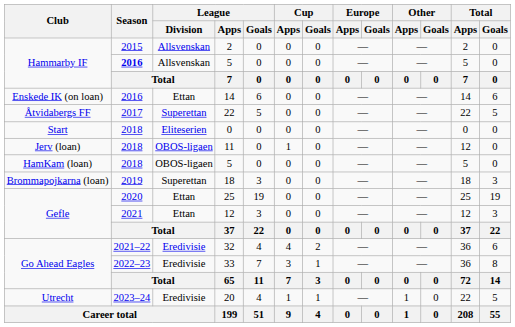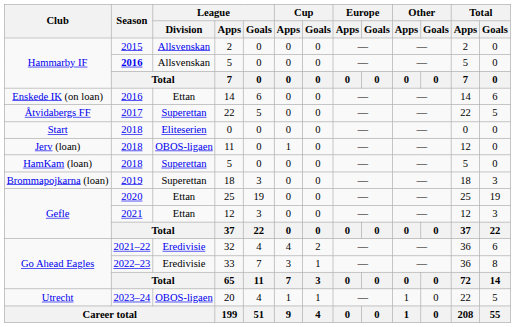(184, 163) OBOS-ligaen -> (184, 163) Superettan
(184, 297) Eredivisie -> (184, 297) OBOS-ligaen
